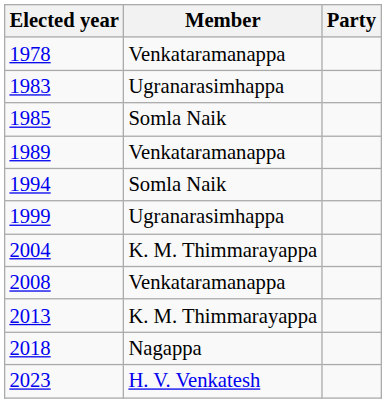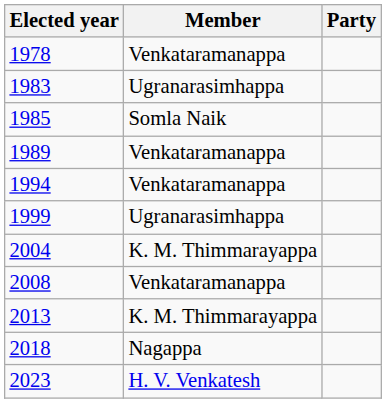(177, 184) Somla Naik -> (207, 184) Venkataramanappa
